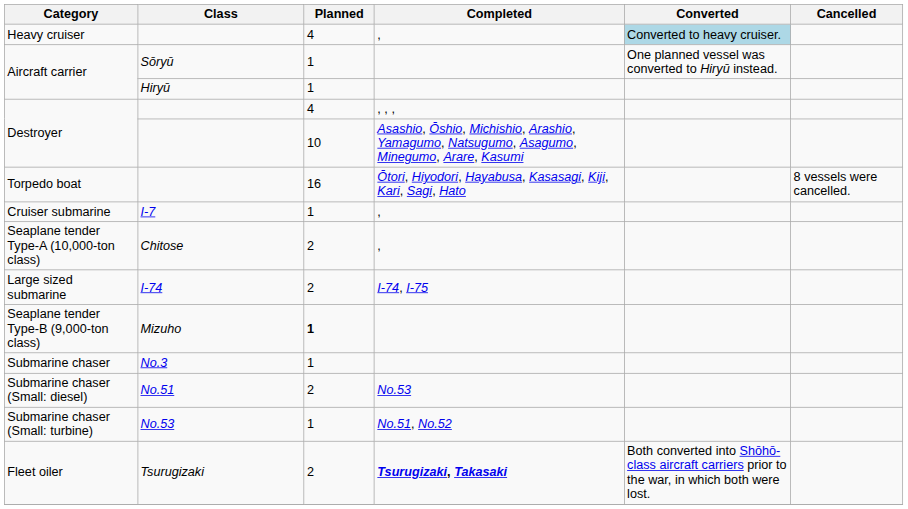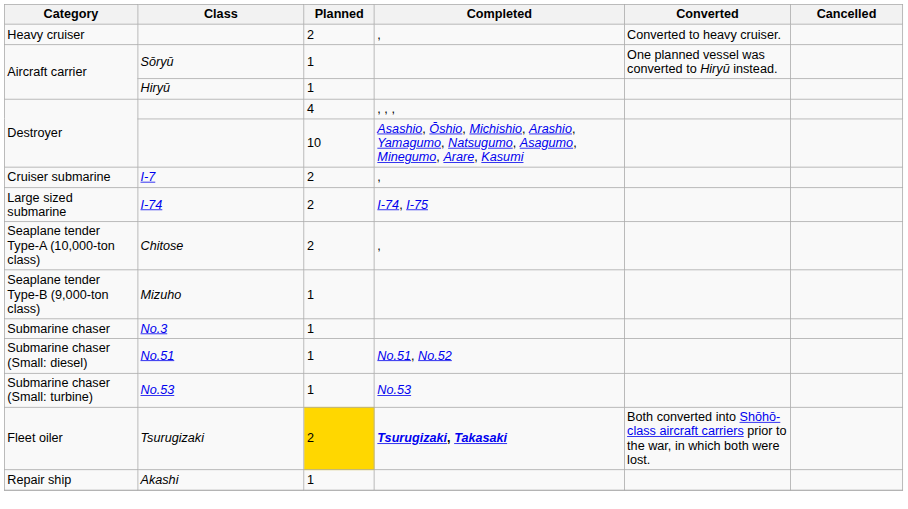(311, 34) 4 -> (311, 34) 2
(704, 34) lightblue background -> (704, 34) no background
- row: (44, 184)
(311, 211) 1 -> (311, 177) 2
rows swapped: (40, 287) <-> (61, 245)
(311, 328) bold -> (311, 294) normal
(311, 390) 2 -> (311, 355) 1
(394, 390) No.53 -> (415, 355) No.51, No.52
(415, 424) No.51, No.52 -> (394, 390) No.53
(311, 472) no background -> (311, 438) gold background
+ row: (39, 480)
